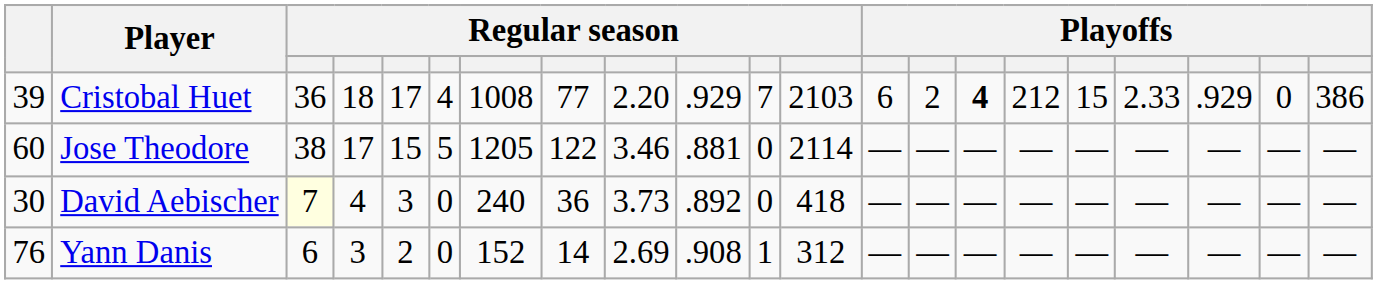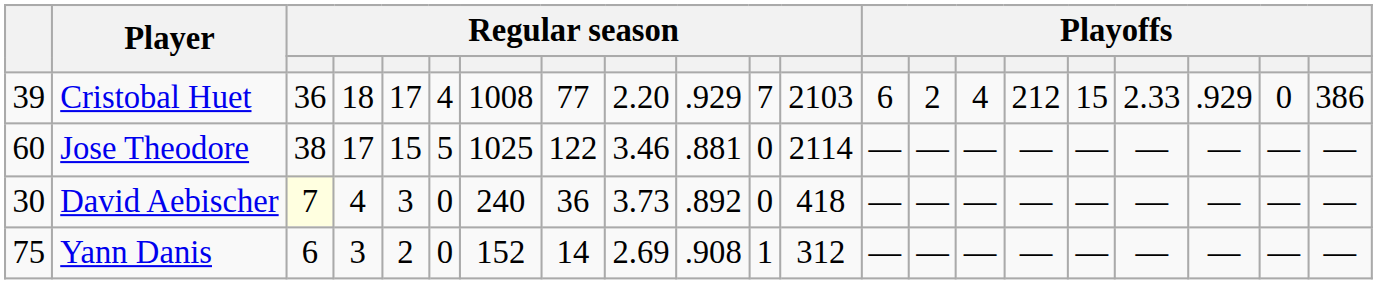(980, 97) bold -> (980, 97) normal
(501, 148) 1205 -> (501, 148) 1025
(29, 252) 76 -> (29, 252) 75
